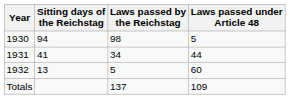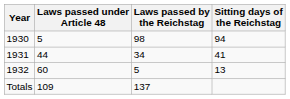columns swapped: (71, 17) <-> (237, 17)
